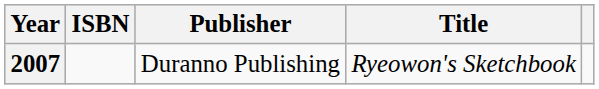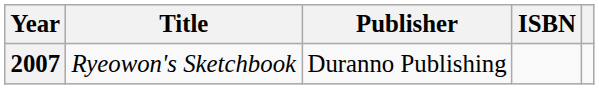columns swapped: (464, 24) <-> (100, 24)
